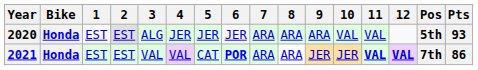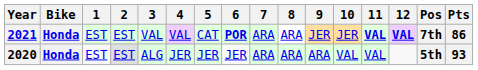rows swapped: (22, 34) <-> (22, 54)
